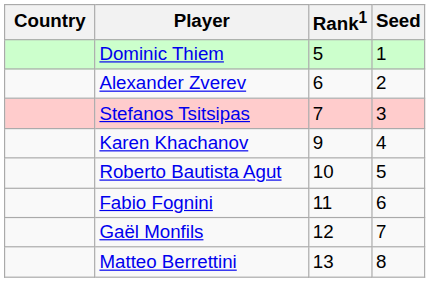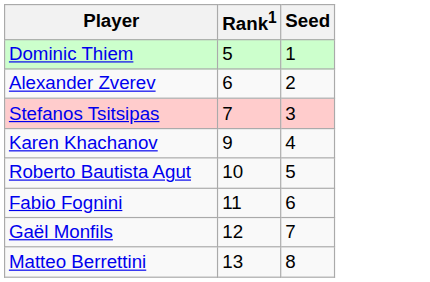- column: (50, 21)
